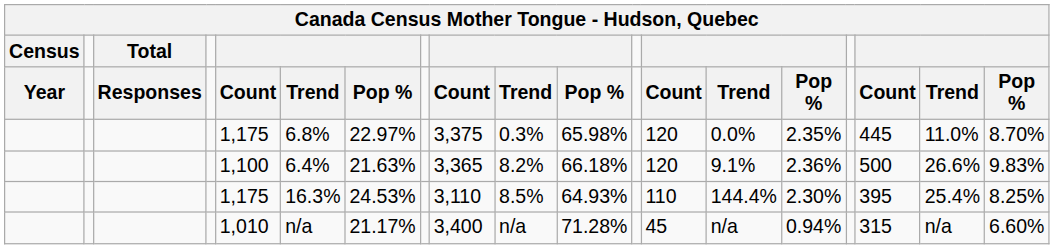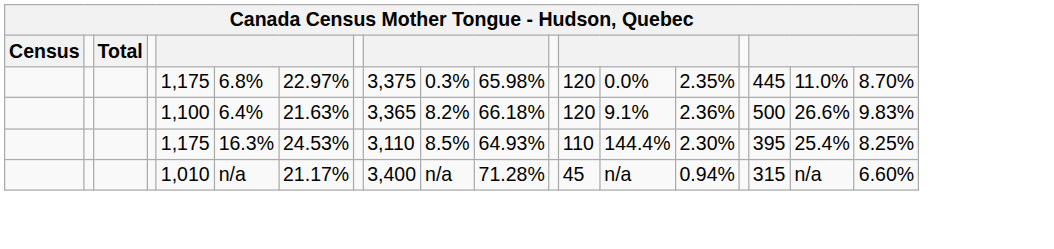- row: (44, 92)
